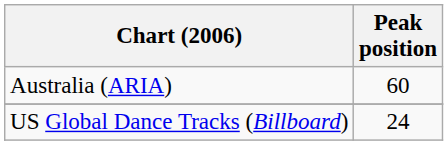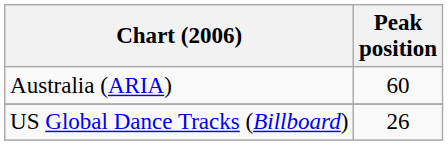(398, 121) 24 -> (398, 121) 26
